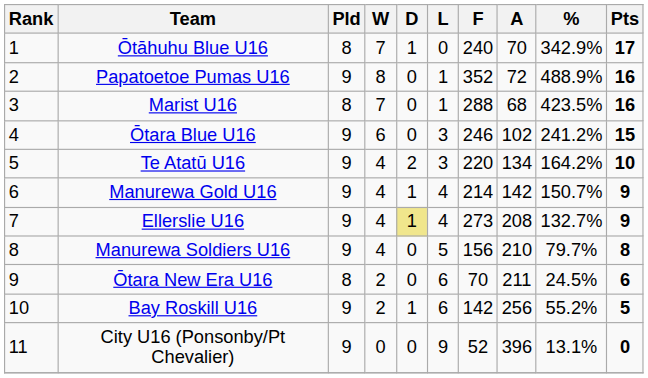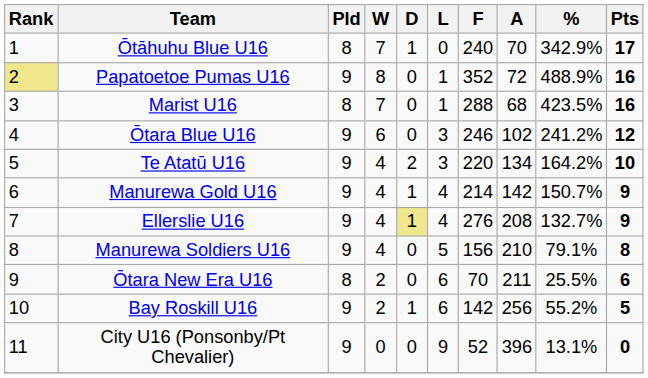(14, 76) no background -> (14, 76) khaki background
(625, 134) 15 -> (625, 134) 12
(478, 221) 273 -> (478, 221) 276
(571, 250) 79.7% -> (571, 250) 79.1%
(571, 279) 24.5% -> (571, 279) 25.5%
